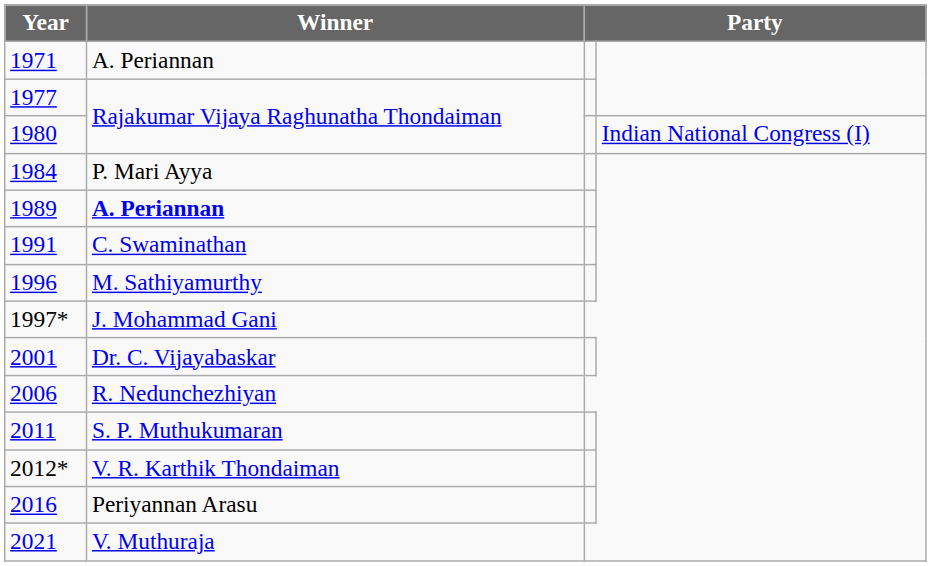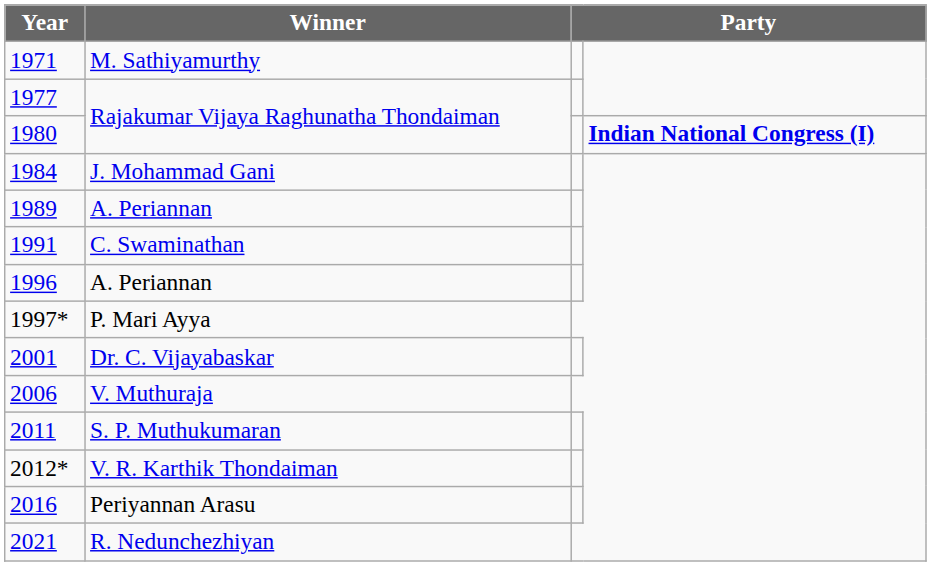(153, 60) A. Periannan -> (175, 60) M. Sathiyamurthy
(736, 134) normal -> (731, 134) bold
(152, 171) P. Mari Ayya -> (183, 171) J. Mohammad Gani
(158, 208) bold -> (151, 208) normal
(177, 282) M. Sathiyamurthy -> (151, 282) A. Periannan
(184, 319) J. Mohammad Gani -> (150, 319) P. Mari Ayya
(184, 393) R. Nedunchezhiyan -> (151, 393) V. Muthuraja
(153, 541) V. Muthuraja -> (182, 541) R. Nedunchezhiyan
